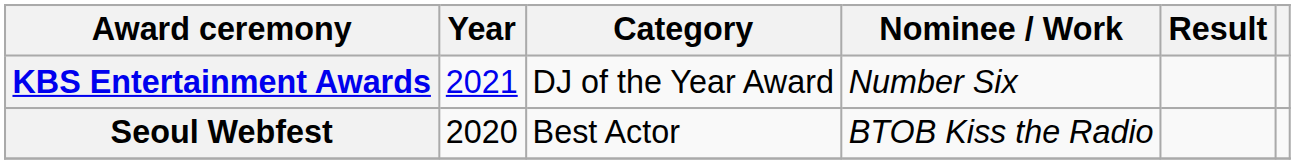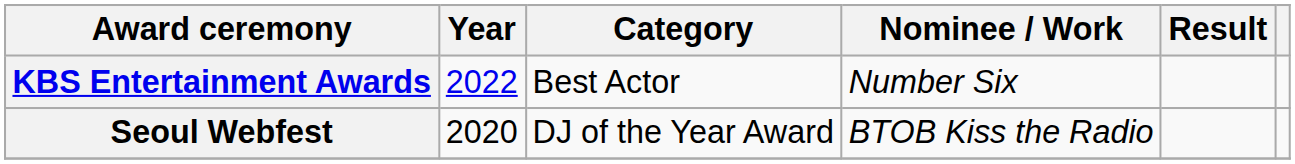(482, 81) 2021 -> (482, 81) 2022
(683, 81) DJ of the Year Award -> (606, 81) Best Actor
(606, 132) Best Actor -> (683, 132) DJ of the Year Award
